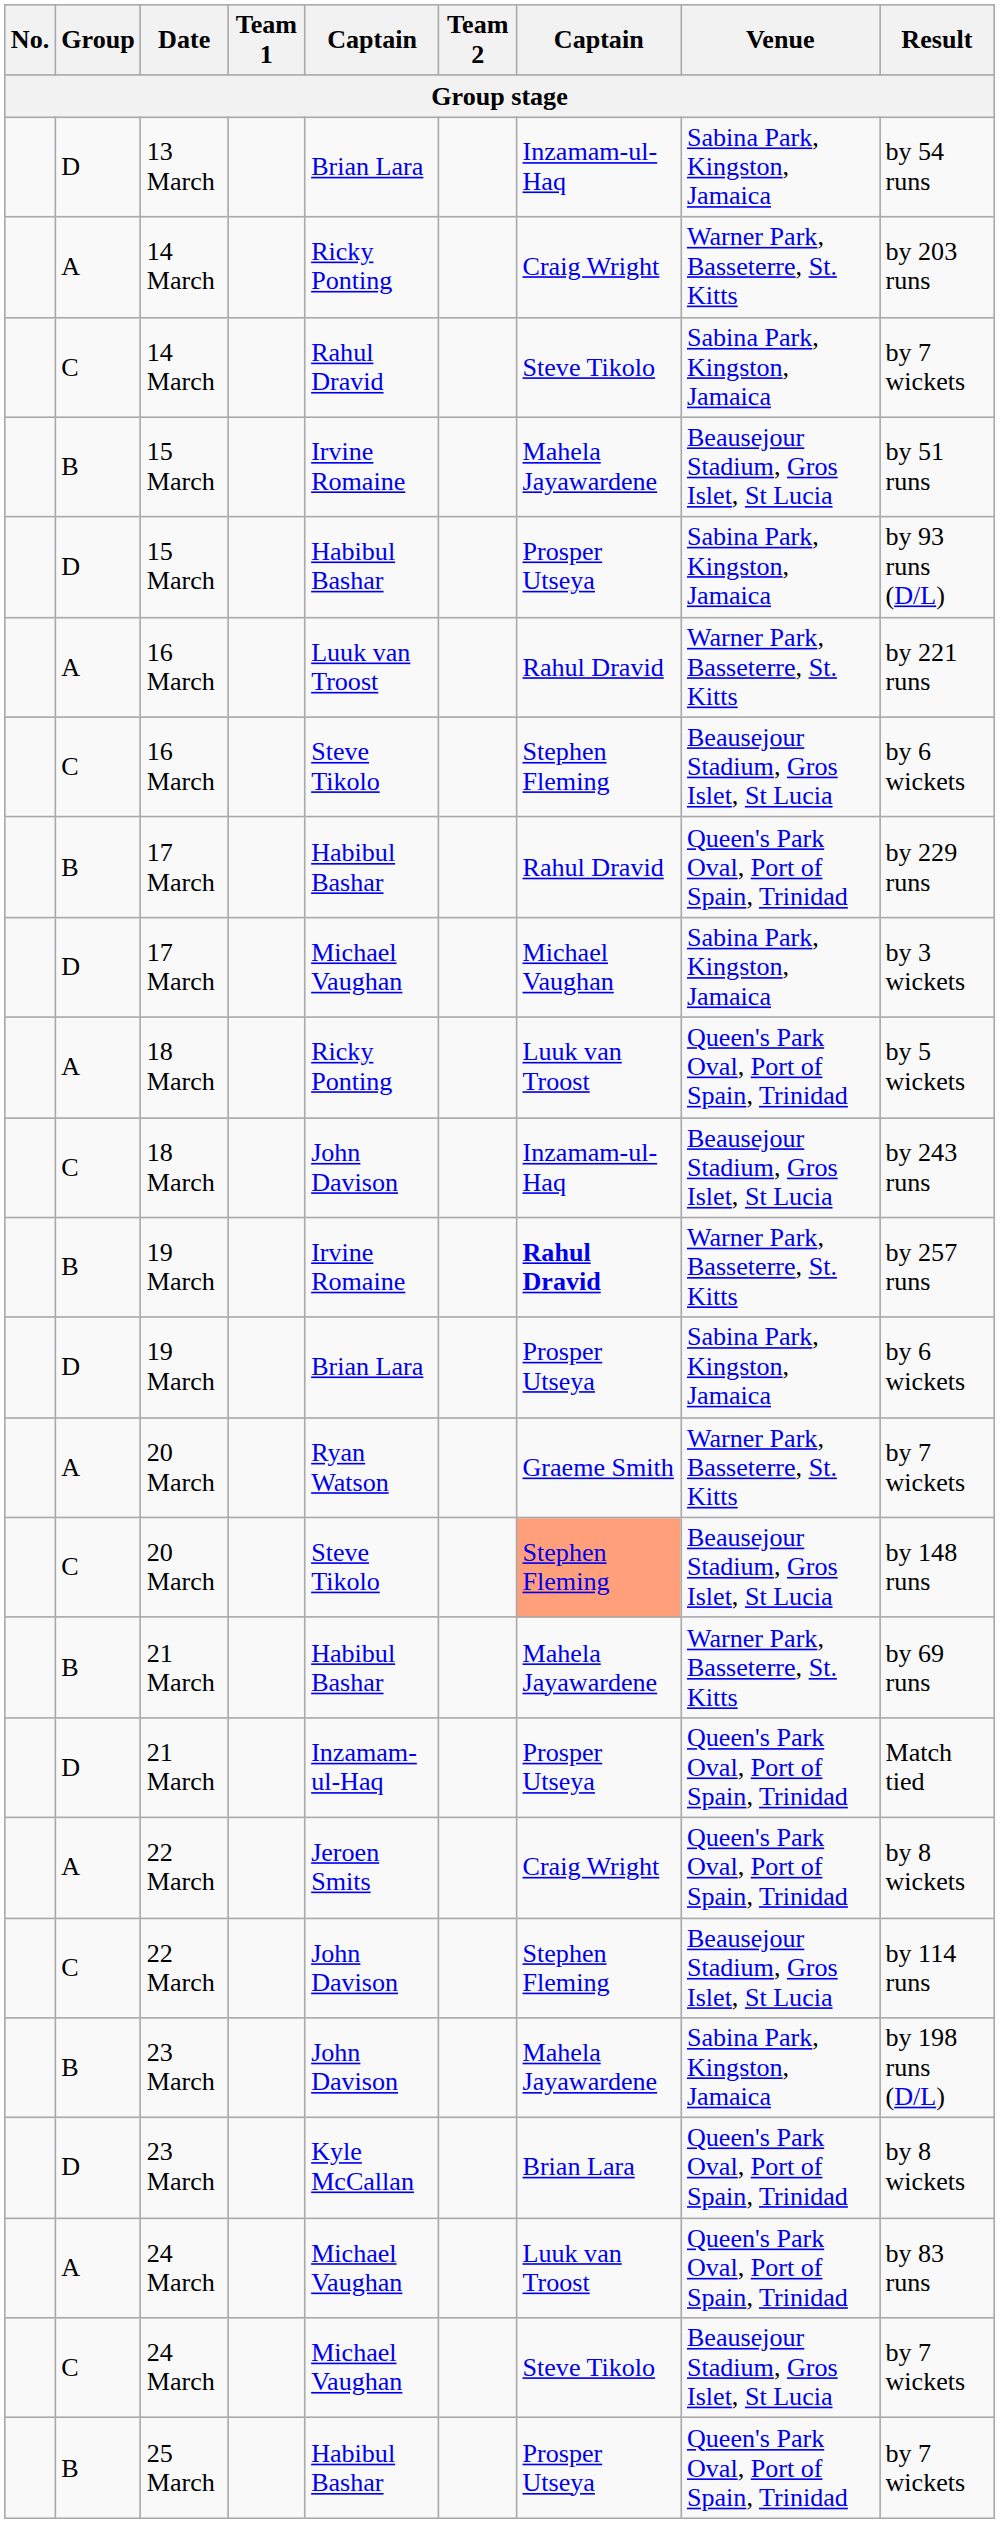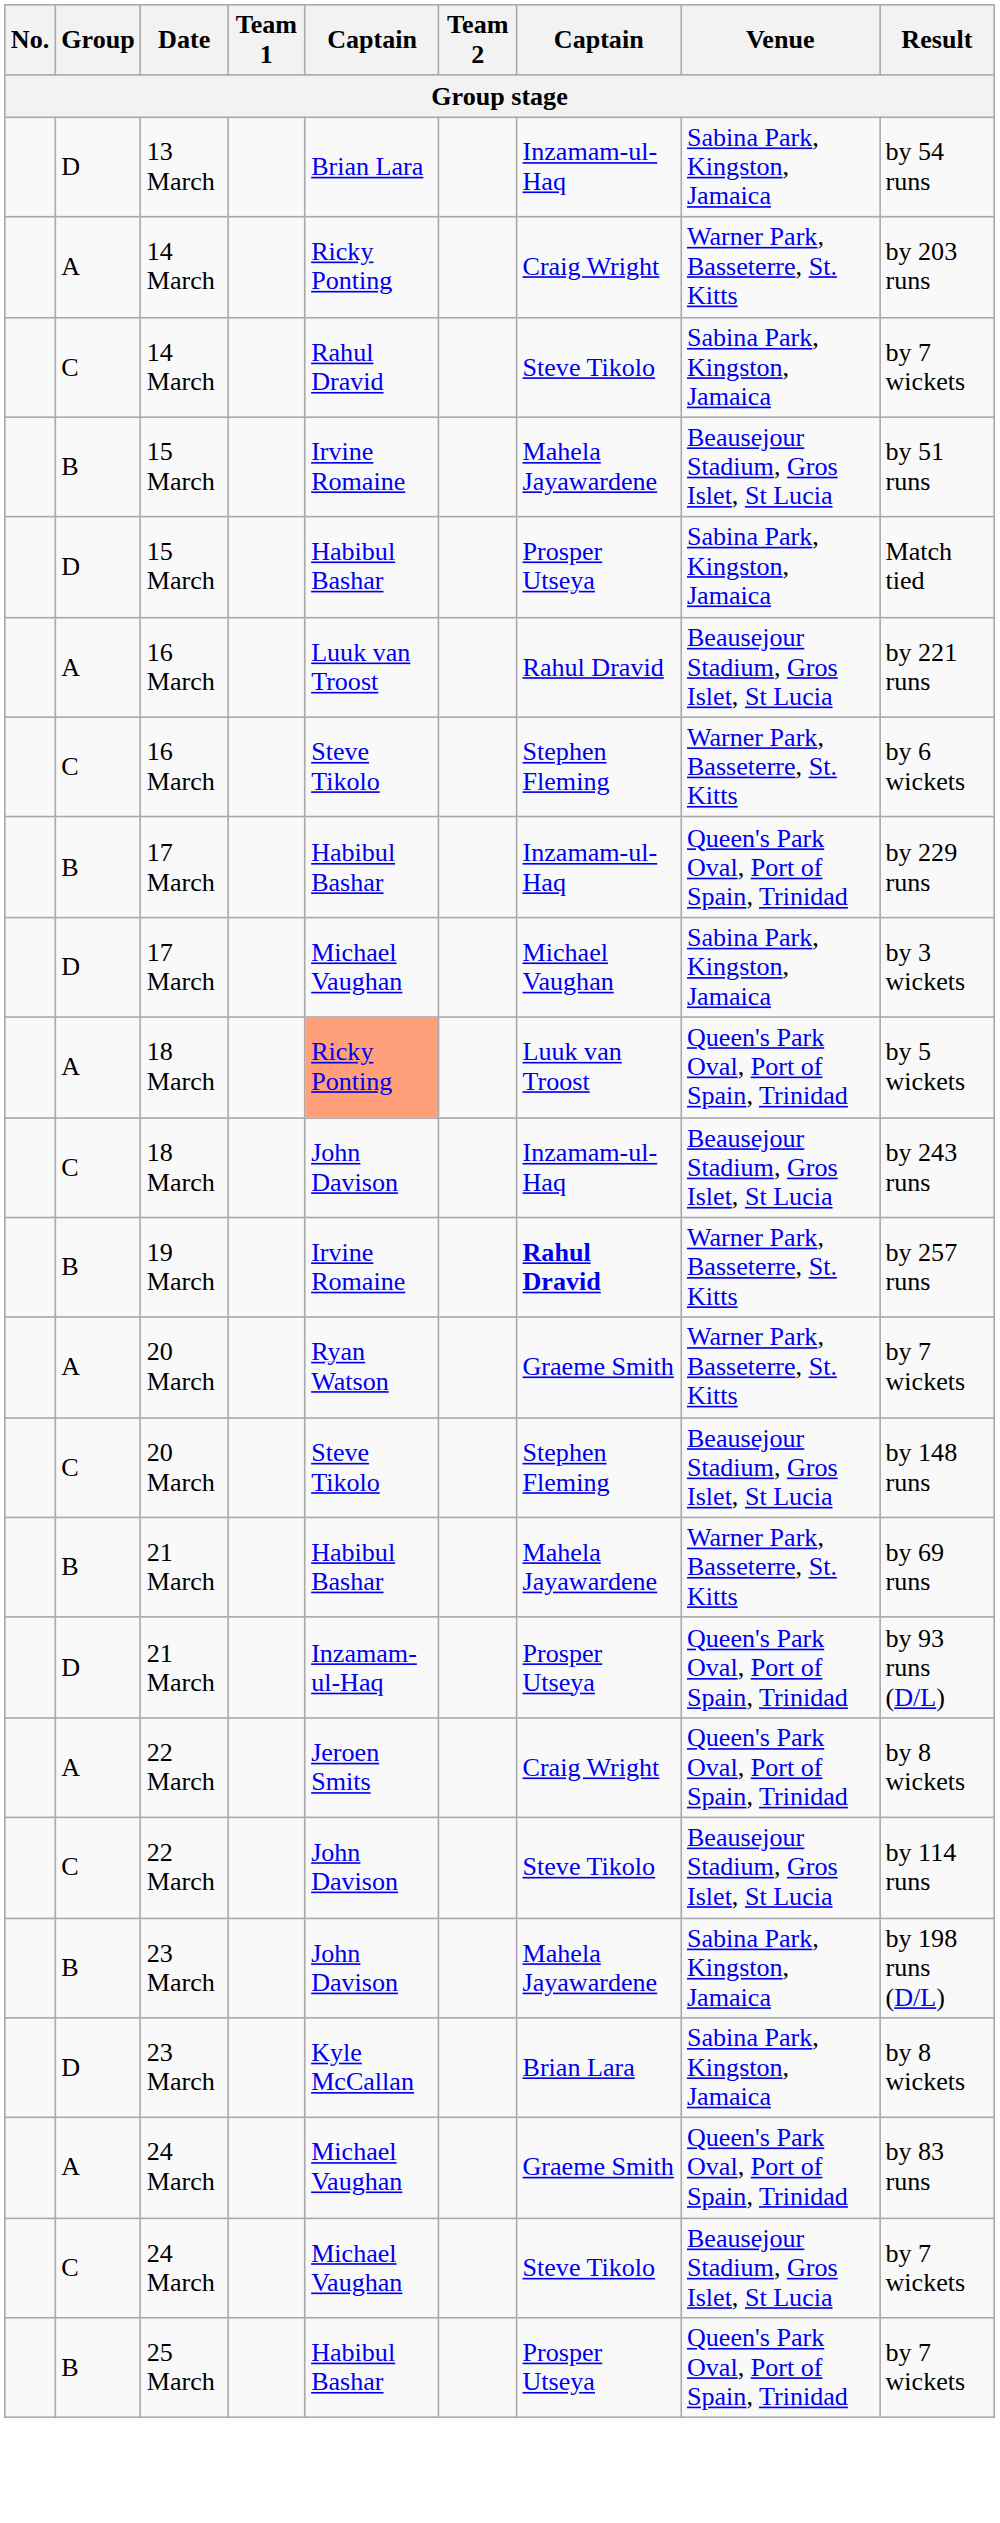(915, 566) by 93 runs (D/L) -> (919, 566) Match tied
(762, 666) Warner Park, Basseterre, St. Kitts -> (762, 666) Beausejour Stadium, Gros Islet, St Lucia
(762, 766) Beausejour Stadium, Gros Islet, St Lucia -> (762, 766) Warner Park, Basseterre, St. Kitts
(593, 866) Rahul Dravid -> (590, 866) Inzamam-ul-Haq
(352, 1066) no background -> (352, 1066) lightsalmon background
- row: (71, 1367)
(566, 1567) lightsalmon background -> (566, 1467) no background
(919, 1767) Match tied -> (915, 1667) by 93 runs (D/L)
(566, 1967) Stephen Fleming -> (589, 1867) Steve Tikolo
(767, 2167) Queen's Park Oval, Port of Spain, Trinidad -> (753, 2067) Sabina Park, Kingston, Jamaica
(572, 2267) Luuk van Troost -> (598, 2167) Graeme Smith
